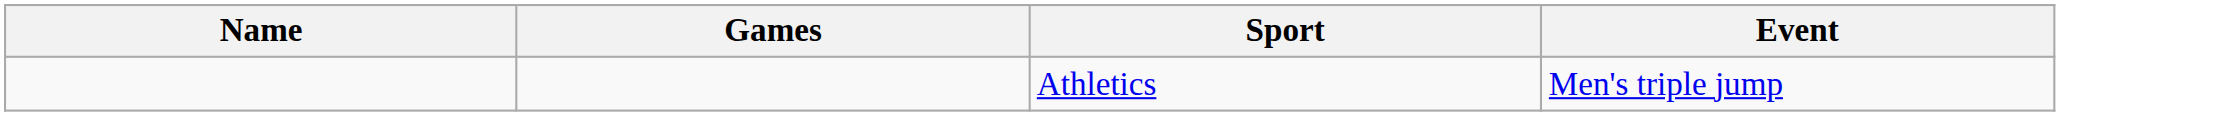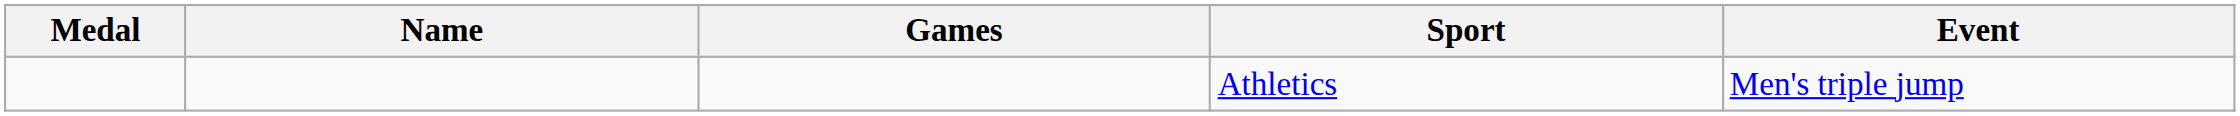+ column: (95, 30)
